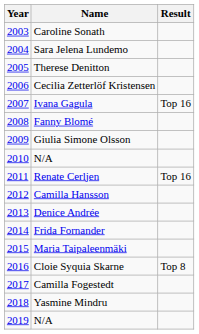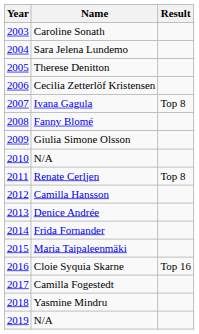(176, 103) Top 16 -> (173, 103) Top 8
(176, 176) Top 16 -> (173, 176) Top 8
(173, 266) Top 8 -> (176, 266) Top 16
